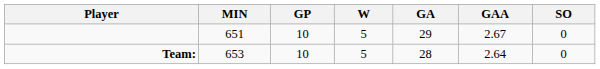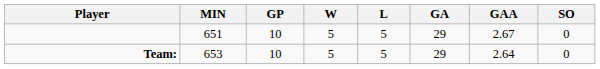+ column: (384, 14)
(426, 53) 28 -> (440, 53) 29
